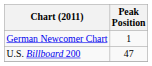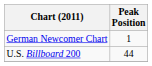(129, 54) 47 -> (129, 54) 44
